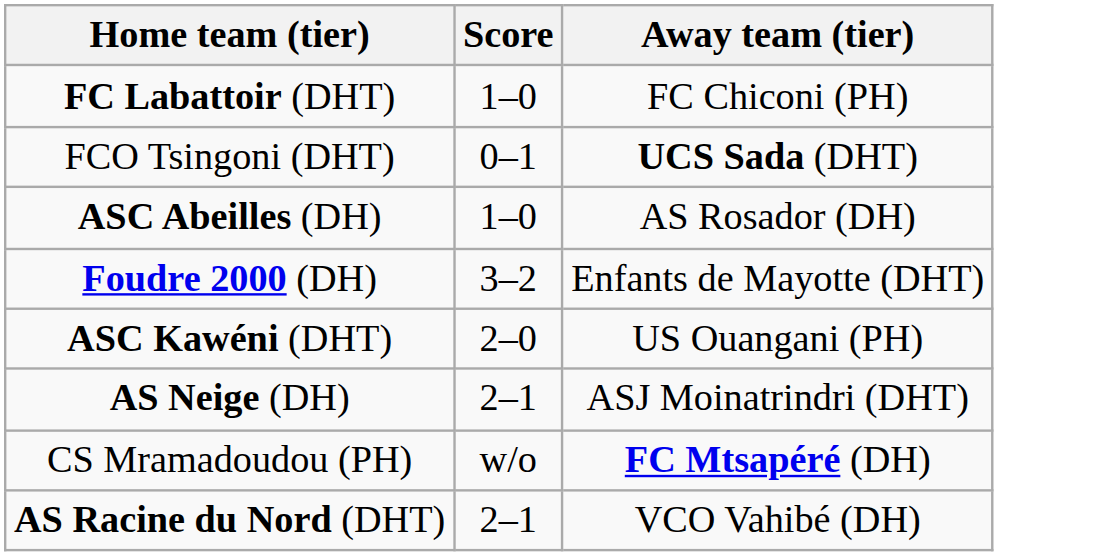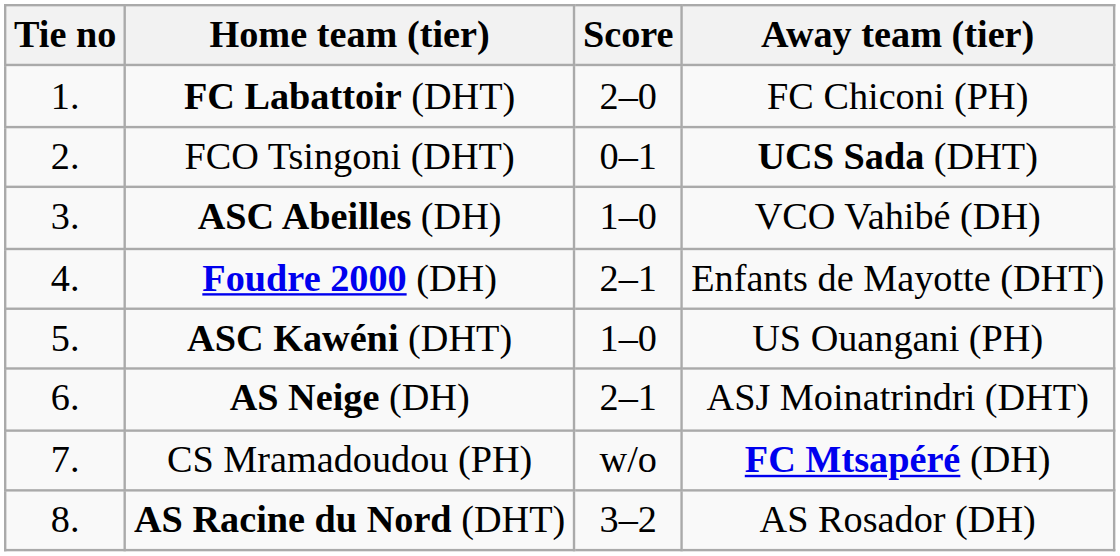+ column: (65, 34)
(508, 95) 1–0 -> (628, 95) 2–0
(778, 216) AS Rosador (DH) -> (898, 216) VCO Vahibé (DH)
(508, 277) 3–2 -> (628, 277) 2–1
(508, 338) 2–0 -> (628, 338) 1–0
(508, 519) 2–1 -> (628, 519) 3–2
(778, 519) VCO Vahibé (DH) -> (898, 519) AS Rosador (DH)
